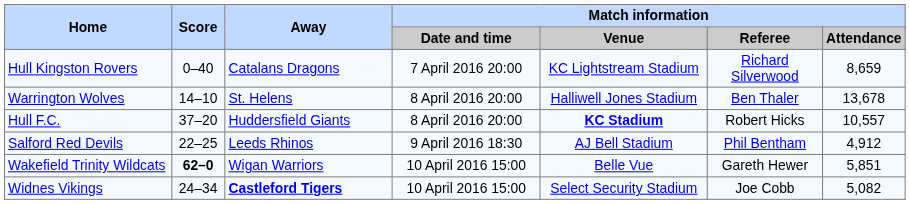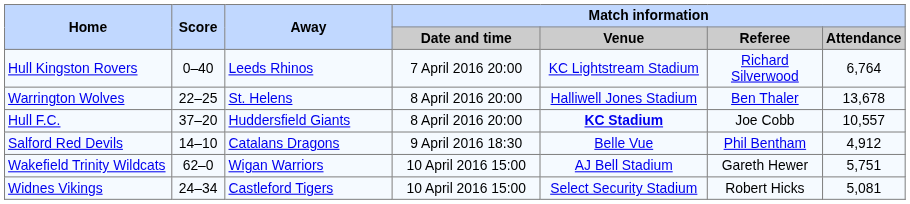(284, 68) Catalans Dragons -> (271, 68) Leeds Rhinos
(864, 68) 8,659 -> (864, 68) 6,764
(198, 98) 14–10 -> (198, 98) 22–25
(765, 121) Robert Hicks -> (765, 121) Joe Cobb
(198, 143) 22–25 -> (198, 143) 14–10
(271, 143) Leeds Rhinos -> (284, 143) Catalans Dragons
(624, 143) AJ Bell Stadium -> (624, 143) Belle Vue
(198, 166) bold -> (198, 166) normal
(624, 166) Belle Vue -> (624, 166) AJ Bell Stadium
(864, 166) 5,851 -> (864, 166) 5,751
(285, 188) bold -> (281, 188) normal
(765, 188) Joe Cobb -> (765, 188) Robert Hicks
(864, 188) 5,082 -> (864, 188) 5,081
